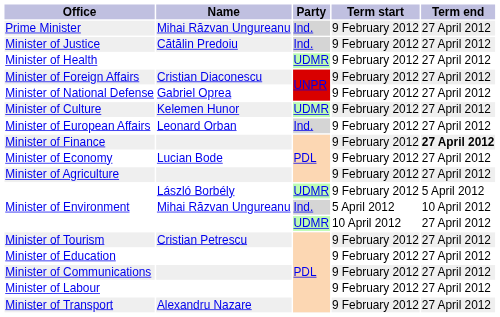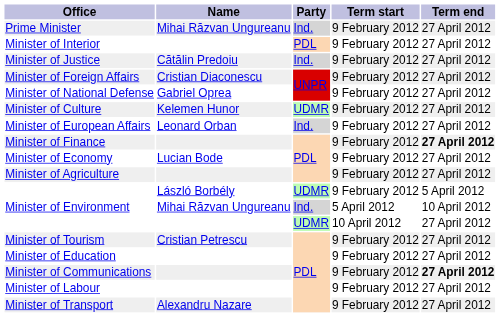+ row: (53, 44)
- row: (51, 60)
(456, 272) normal -> (458, 272) bold
